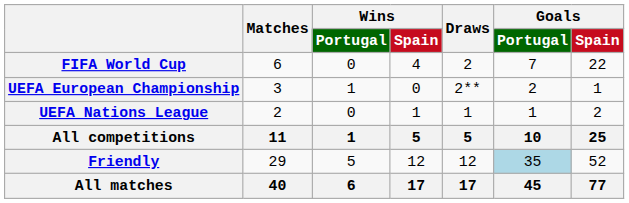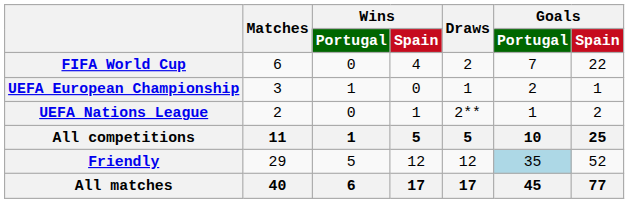(468, 89) 2** -> (468, 89) 1
(468, 113) 1 -> (468, 113) 2**
